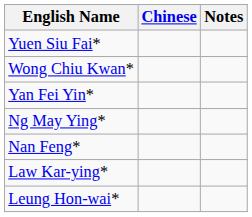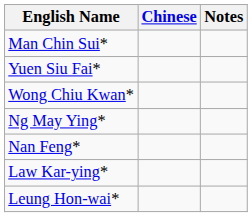+ row: (58, 43)
- row: (51, 95)
